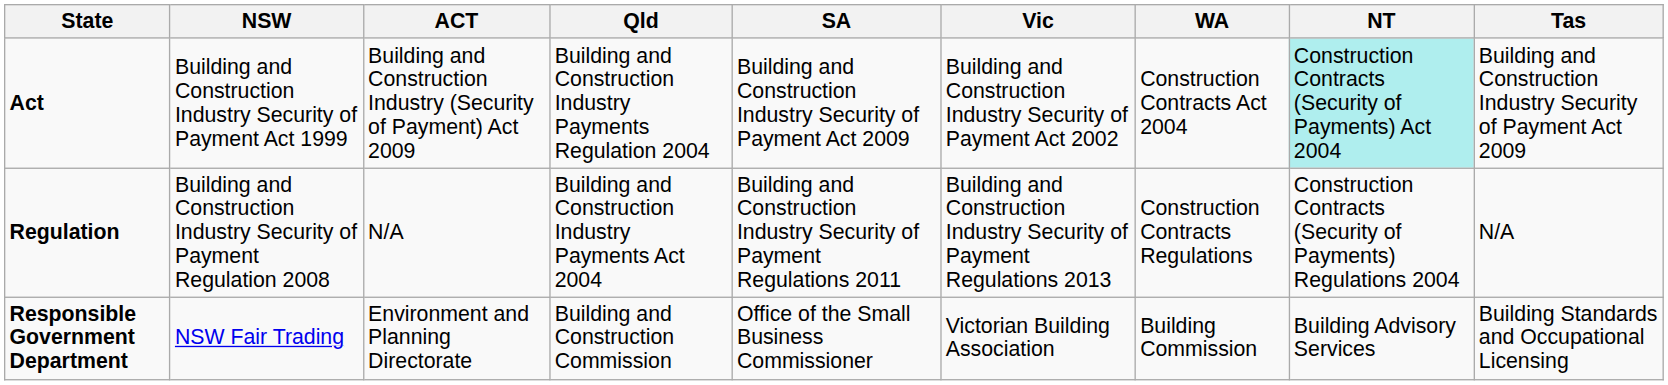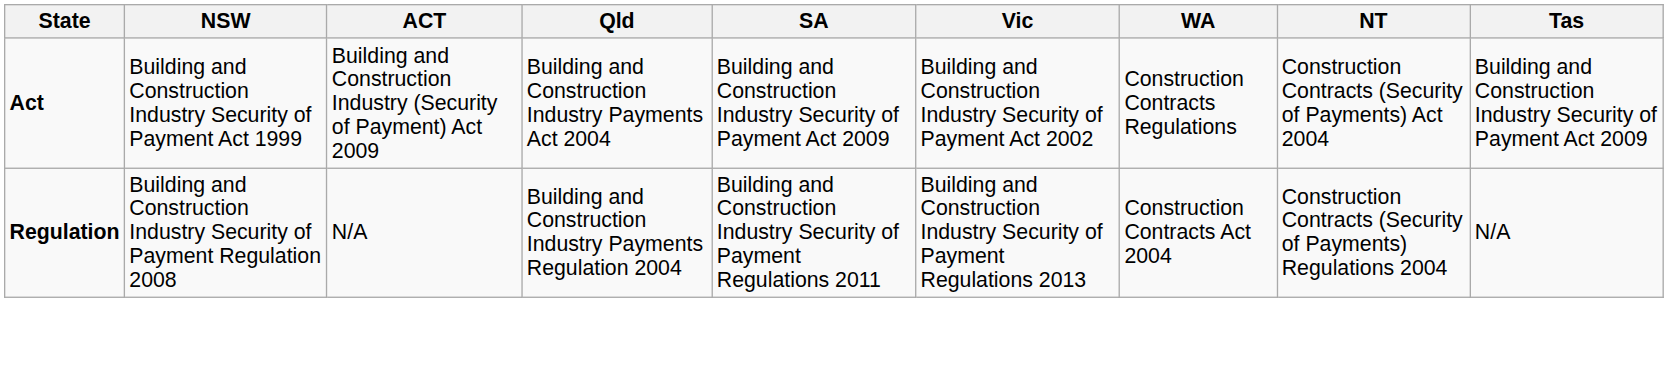(632, 103) Building and Construction Industry Payments Regulation 2004 -> (615, 103) Building and Construction Industry Payments Act 2004
(1203, 103) Construction Contracts Act 2004 -> (1184, 103) Construction Contracts Regulations
(1362, 103) paleturquoise background -> (1372, 103) no background
(620, 232) Building and Construction Industry Payments Act 2004 -> (615, 232) Building and Construction Industry Payments Regulation 2004
(1200, 232) Construction Contracts Regulations -> (1188, 232) Construction Contracts Act 2004
- row: (73, 338)
